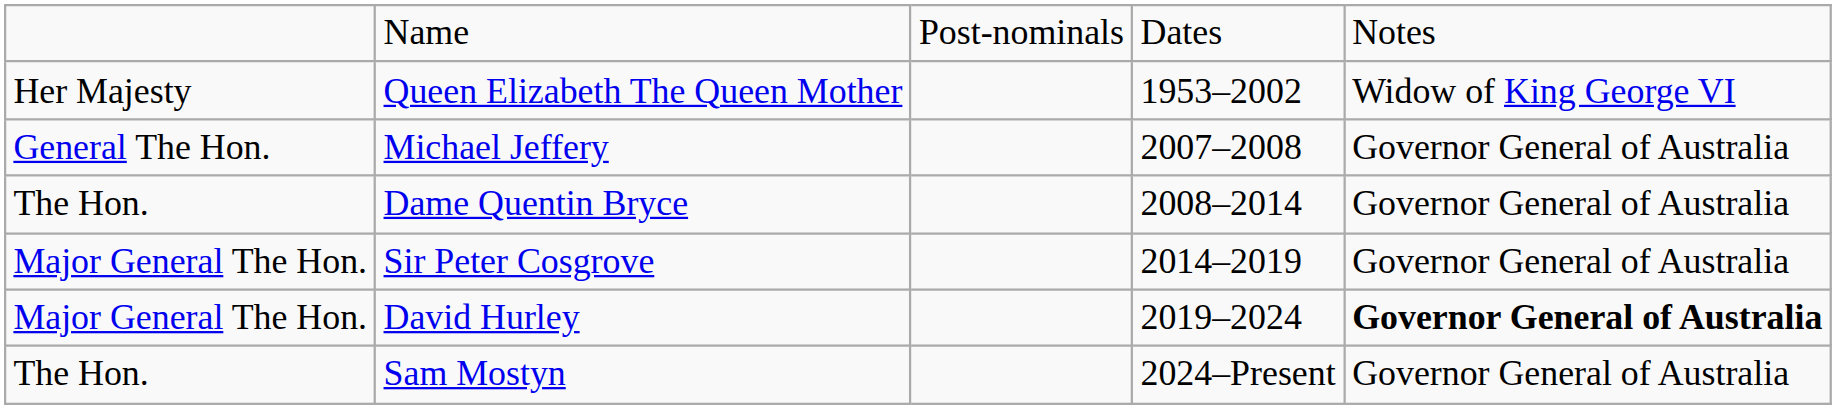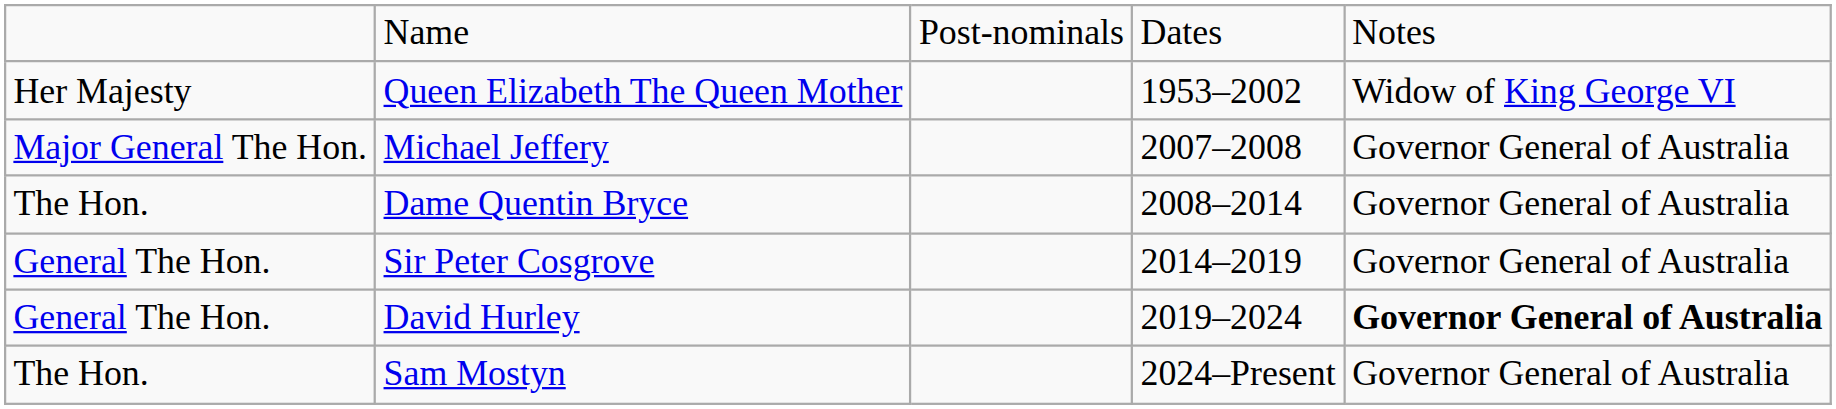(142, 146) General The Hon. -> (190, 146) Major General The Hon.
(190, 260) Major General The Hon. -> (142, 260) General The Hon.
(190, 317) Major General The Hon. -> (142, 317) General The Hon.
